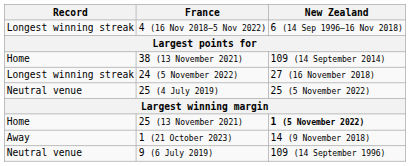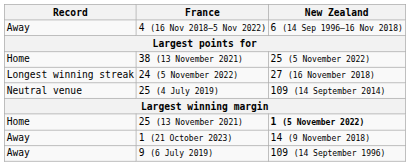(70, 28) Longest winning streak -> (18, 28) Away
(328, 59) 109 (14 September 2014) -> (320, 59) 25 (5 November 2022)
(320, 91) 25 (5 November 2022) -> (328, 91) 109 (14 September 2014)
(44, 153) Neutral venue -> (18, 153) Away
